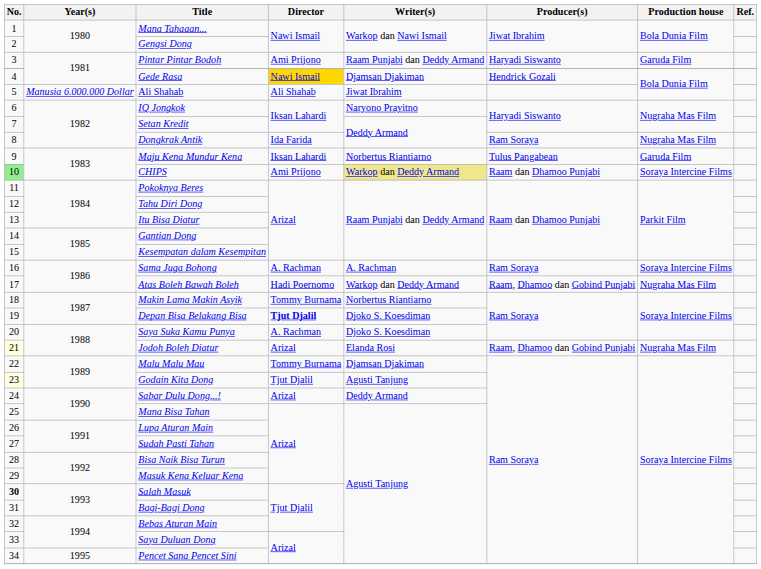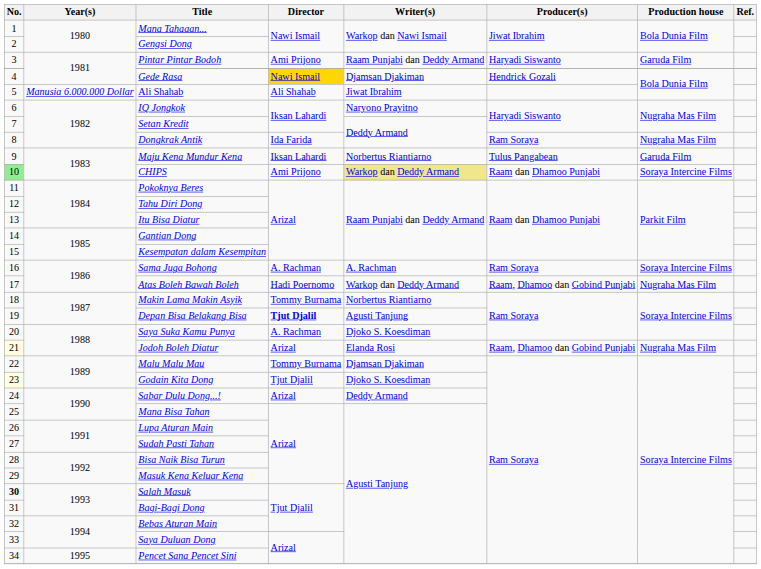(388, 316) Djoko S. Koesdiman -> (377, 316) Agusti Tanjung
(377, 380) Agusti Tanjung -> (388, 380) Djoko S. Koesdiman
